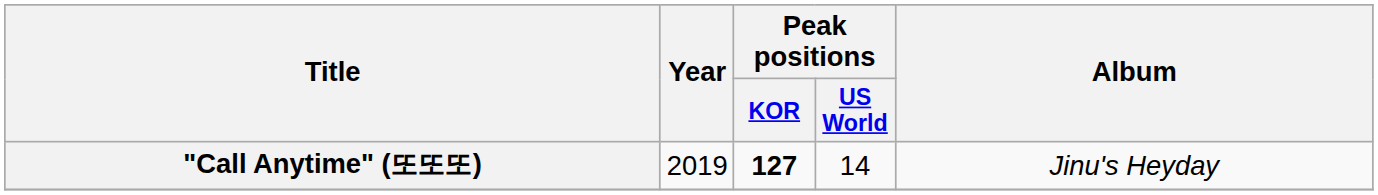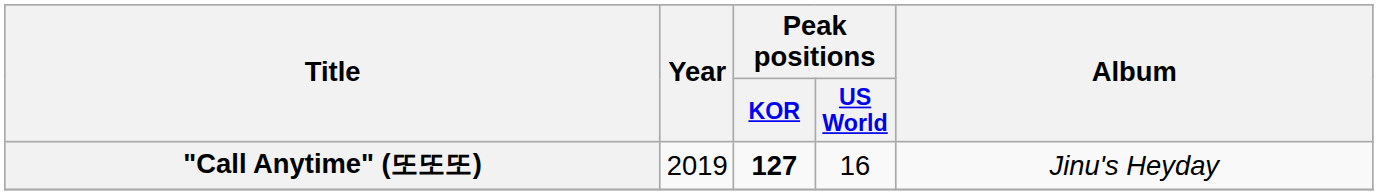(855, 165) 14 -> (855, 165) 16
